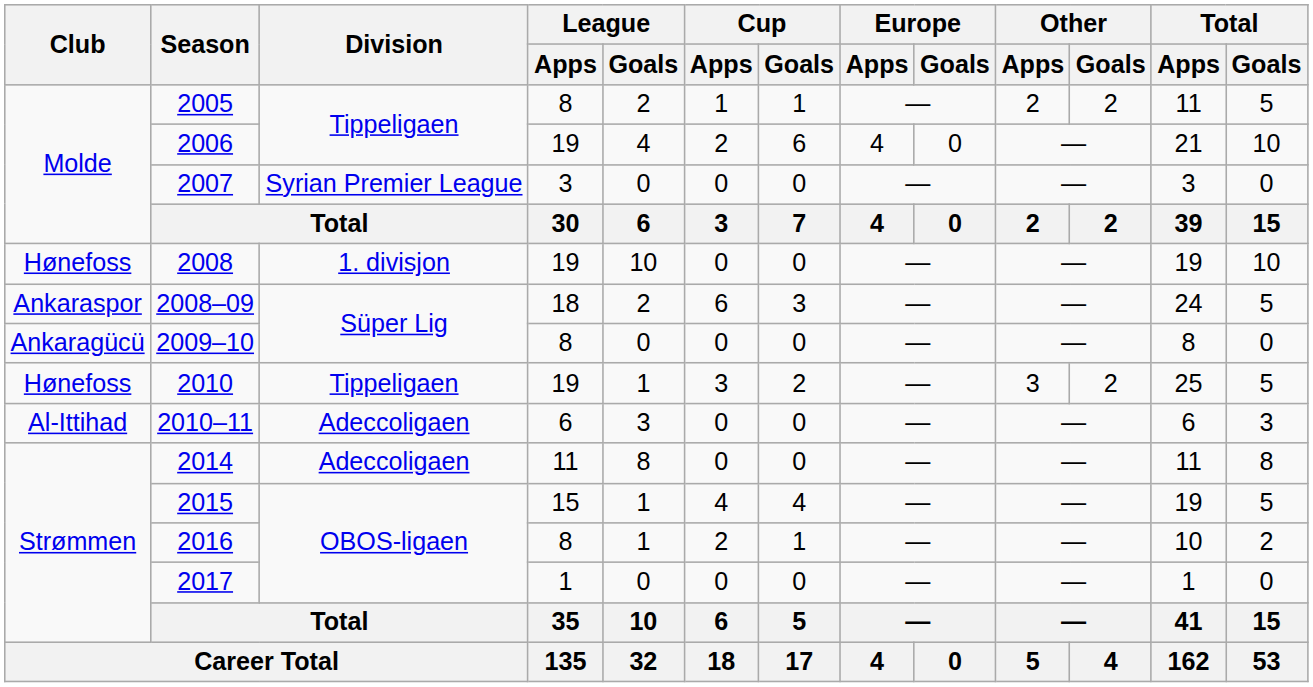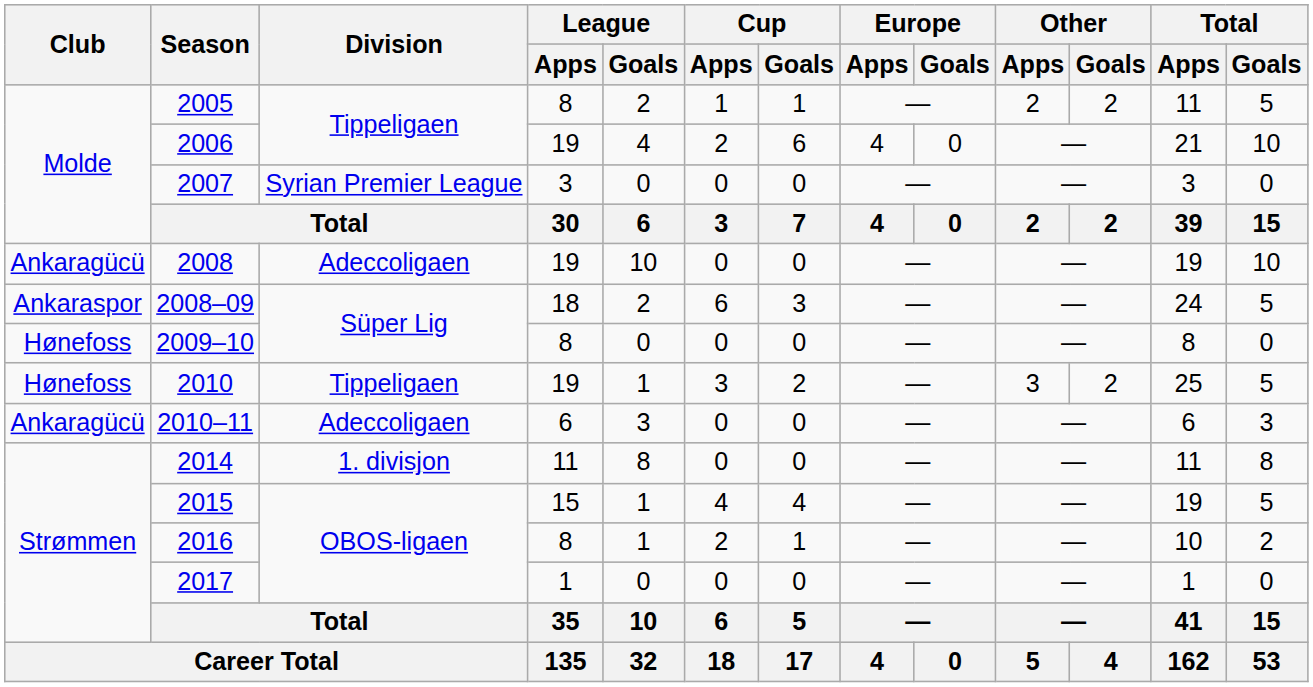(78, 263) Hønefoss -> (78, 263) Ankaragücü
(394, 263) 1. divisjon -> (394, 263) Adeccoligaen
(78, 343) Ankaragücü -> (78, 343) Hønefoss
(78, 422) Al-Ittihad -> (78, 422) Ankaragücü
(394, 462) Adeccoligaen -> (394, 462) 1. divisjon
